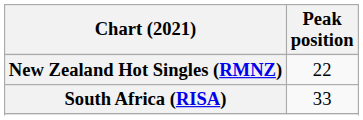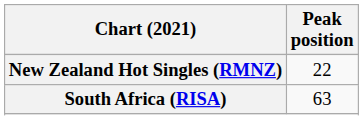(322, 98) 33 -> (322, 98) 63
